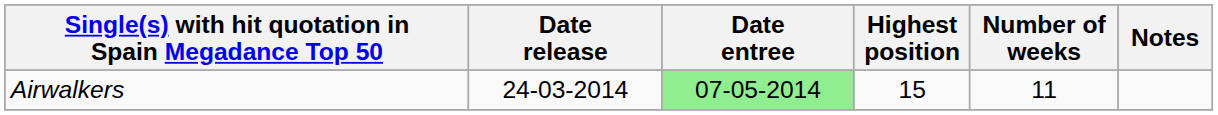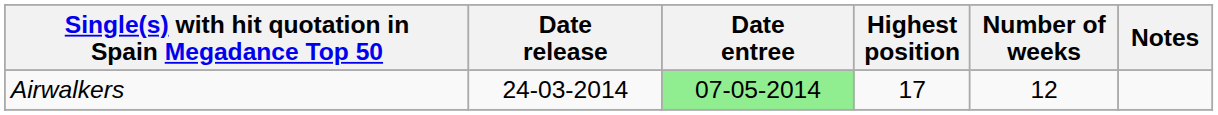(912, 90) 15 -> (912, 90) 17
(1044, 90) 11 -> (1044, 90) 12
